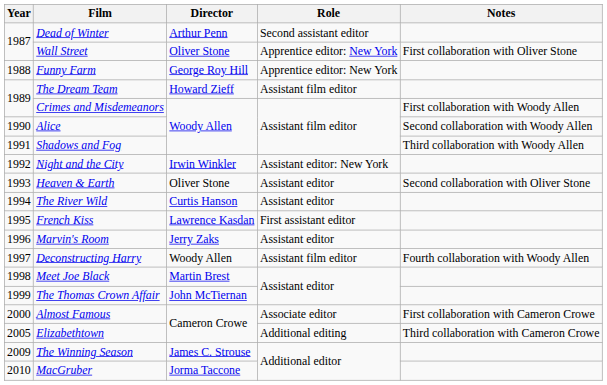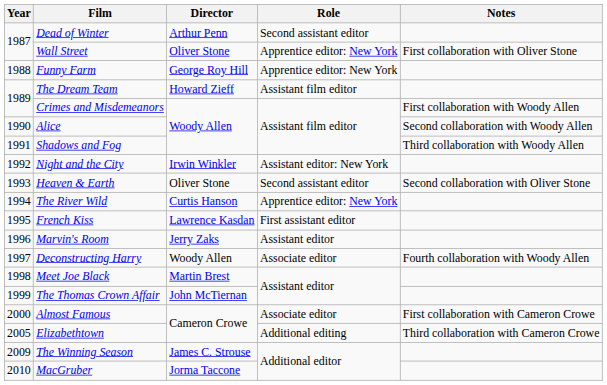(297, 182) Assistant editor -> (314, 182) Second assistant editor
(297, 201) Assistant editor -> (329, 201) Apprentice editor: New York
(308, 257) Assistant film editor -> (298, 257) Associate editor
